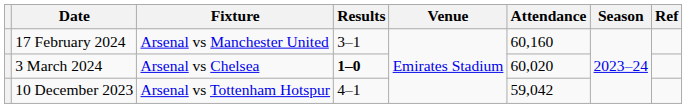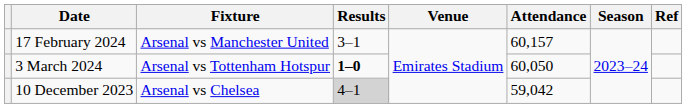(532, 41) 60,160 -> (532, 41) 60,157
(200, 66) Arsenal vs Chelsea -> (235, 66) Arsenal vs Tottenham Hotspur
(532, 66) 60,020 -> (532, 66) 60,050
(235, 90) Arsenal vs Tottenham Hotspur -> (200, 90) Arsenal vs Chelsea
(349, 90) no background -> (349, 90) lightgrey background
